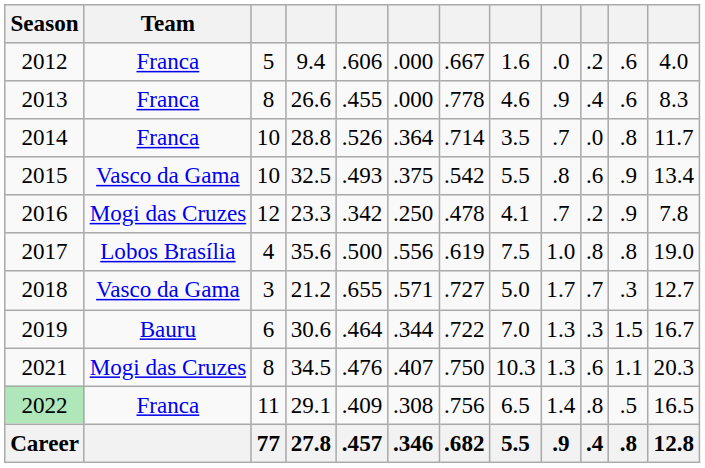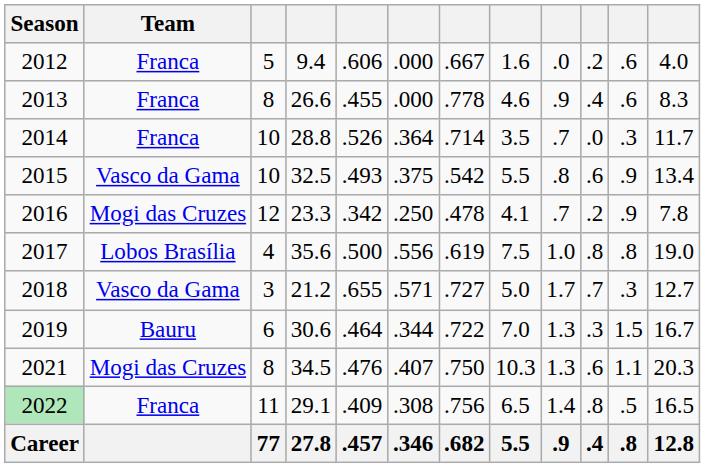(628, 138) .8 -> (628, 138) .3
